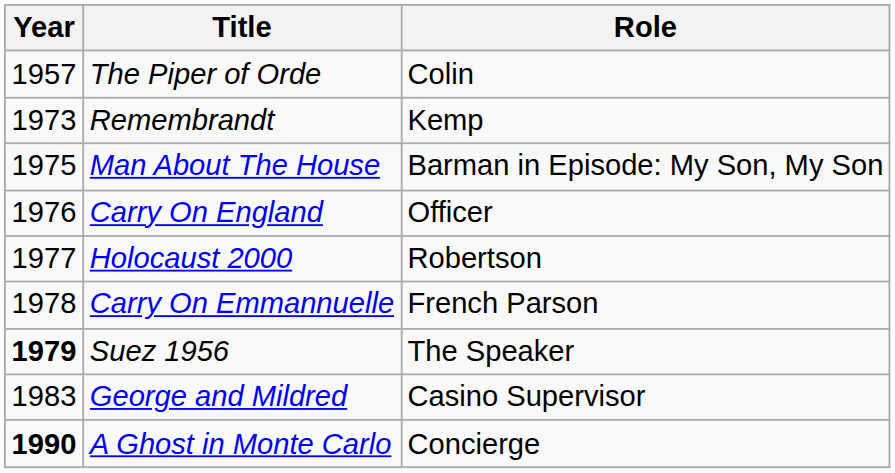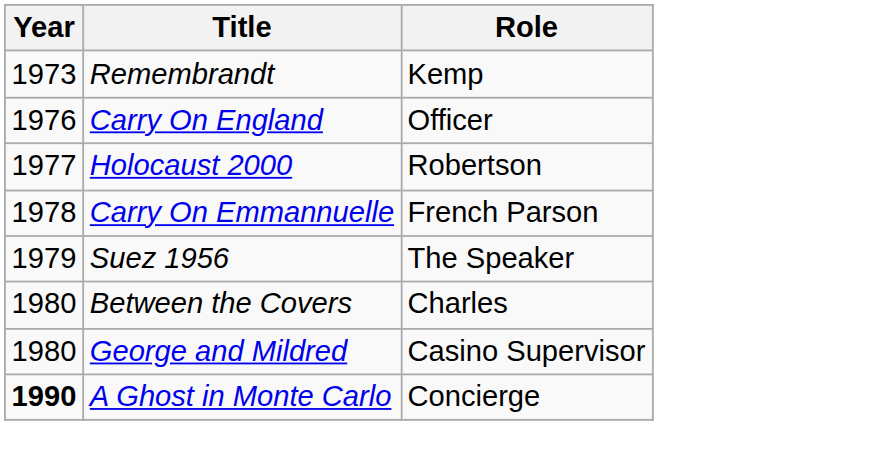- row: (206, 73)
- row: (235, 166)
(44, 350) bold -> (44, 258) normal
+ row: (221, 304)
(44, 397) 1983 -> (44, 350) 1980
